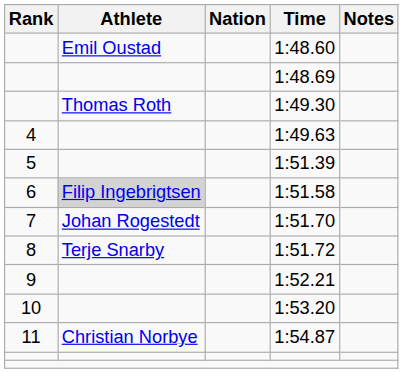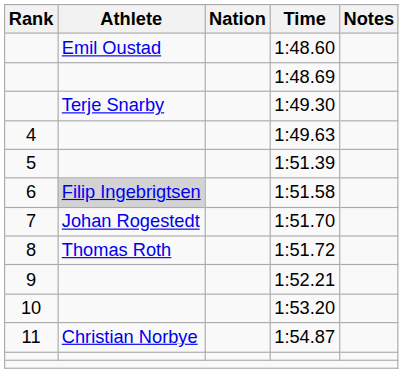(117, 105) Thomas Roth -> (113, 105) Terje Snarby
(113, 250) Terje Snarby -> (117, 250) Thomas Roth
